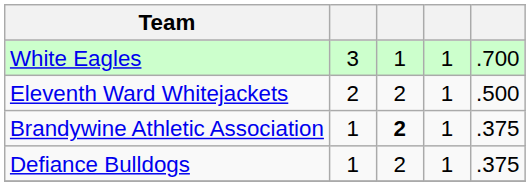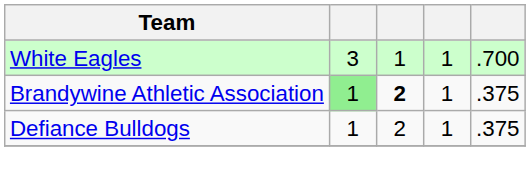- row: (149, 93)
(353, 129) no background -> (353, 93) lightgreen background
